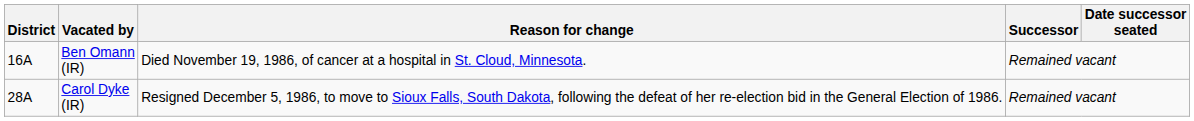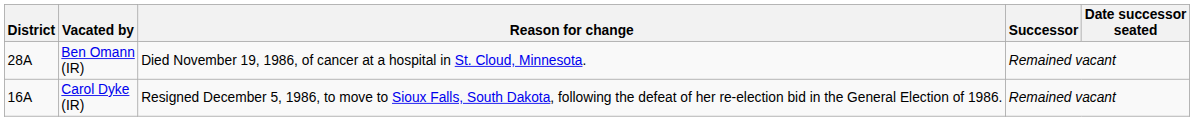(20, 60) 16A -> (20, 60) 28A
(20, 97) 28A -> (20, 97) 16A
